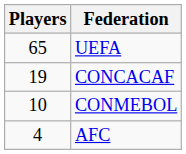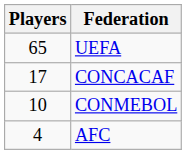(38, 76) 19 -> (38, 76) 17
